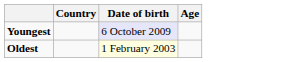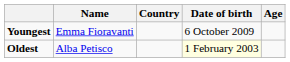+ column: (95, 13)
(136, 31) lavender background -> (219, 31) no background
